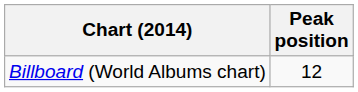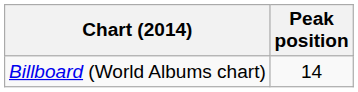(312, 71) 12 -> (312, 71) 14
